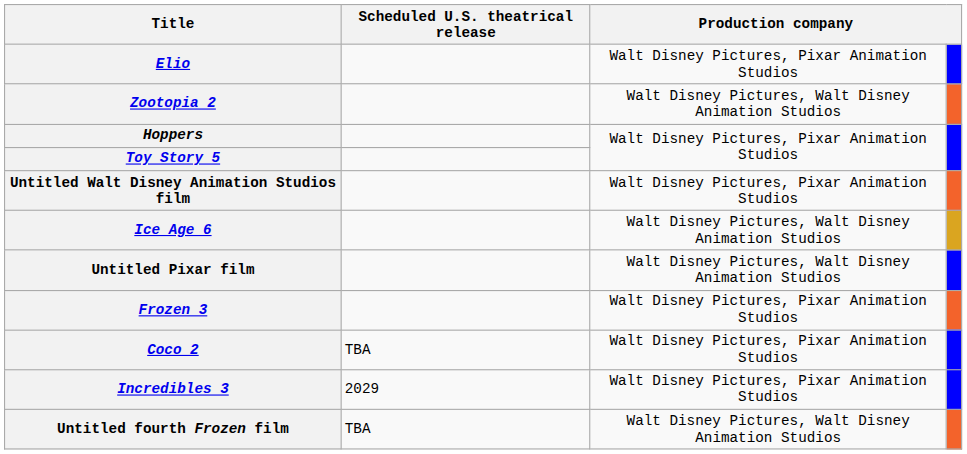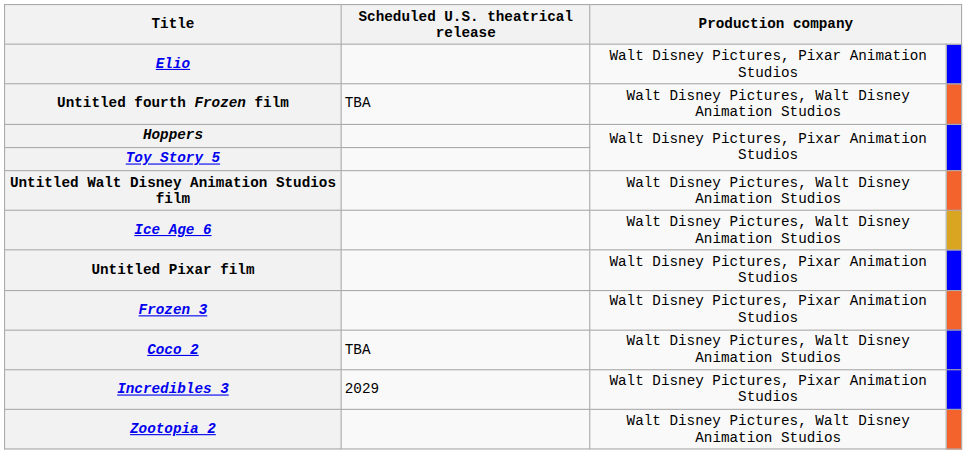rows swapped: (173, 104) <-> (173, 429)
(768, 190) Walt Disney Pictures, Pixar Animation Studios -> (768, 190) Walt Disney Pictures, Walt Disney Animation Studios
(768, 270) Walt Disney Pictures, Walt Disney Animation Studios -> (768, 270) Walt Disney Pictures, Pixar Animation Studios
(768, 350) Walt Disney Pictures, Pixar Animation Studios -> (768, 350) Walt Disney Pictures, Walt Disney Animation Studios
